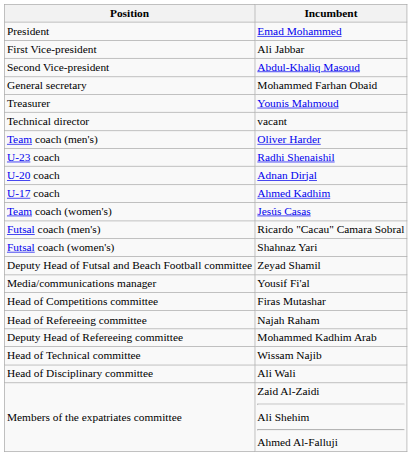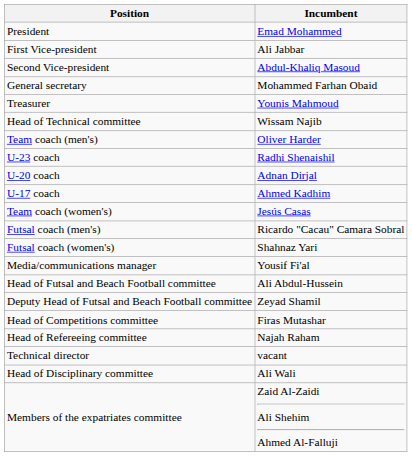rows swapped: (48, 121) <-> (74, 355)
rows swapped: (82, 283) <-> (130, 265)
+ row: (111, 283)
- row: (95, 337)
